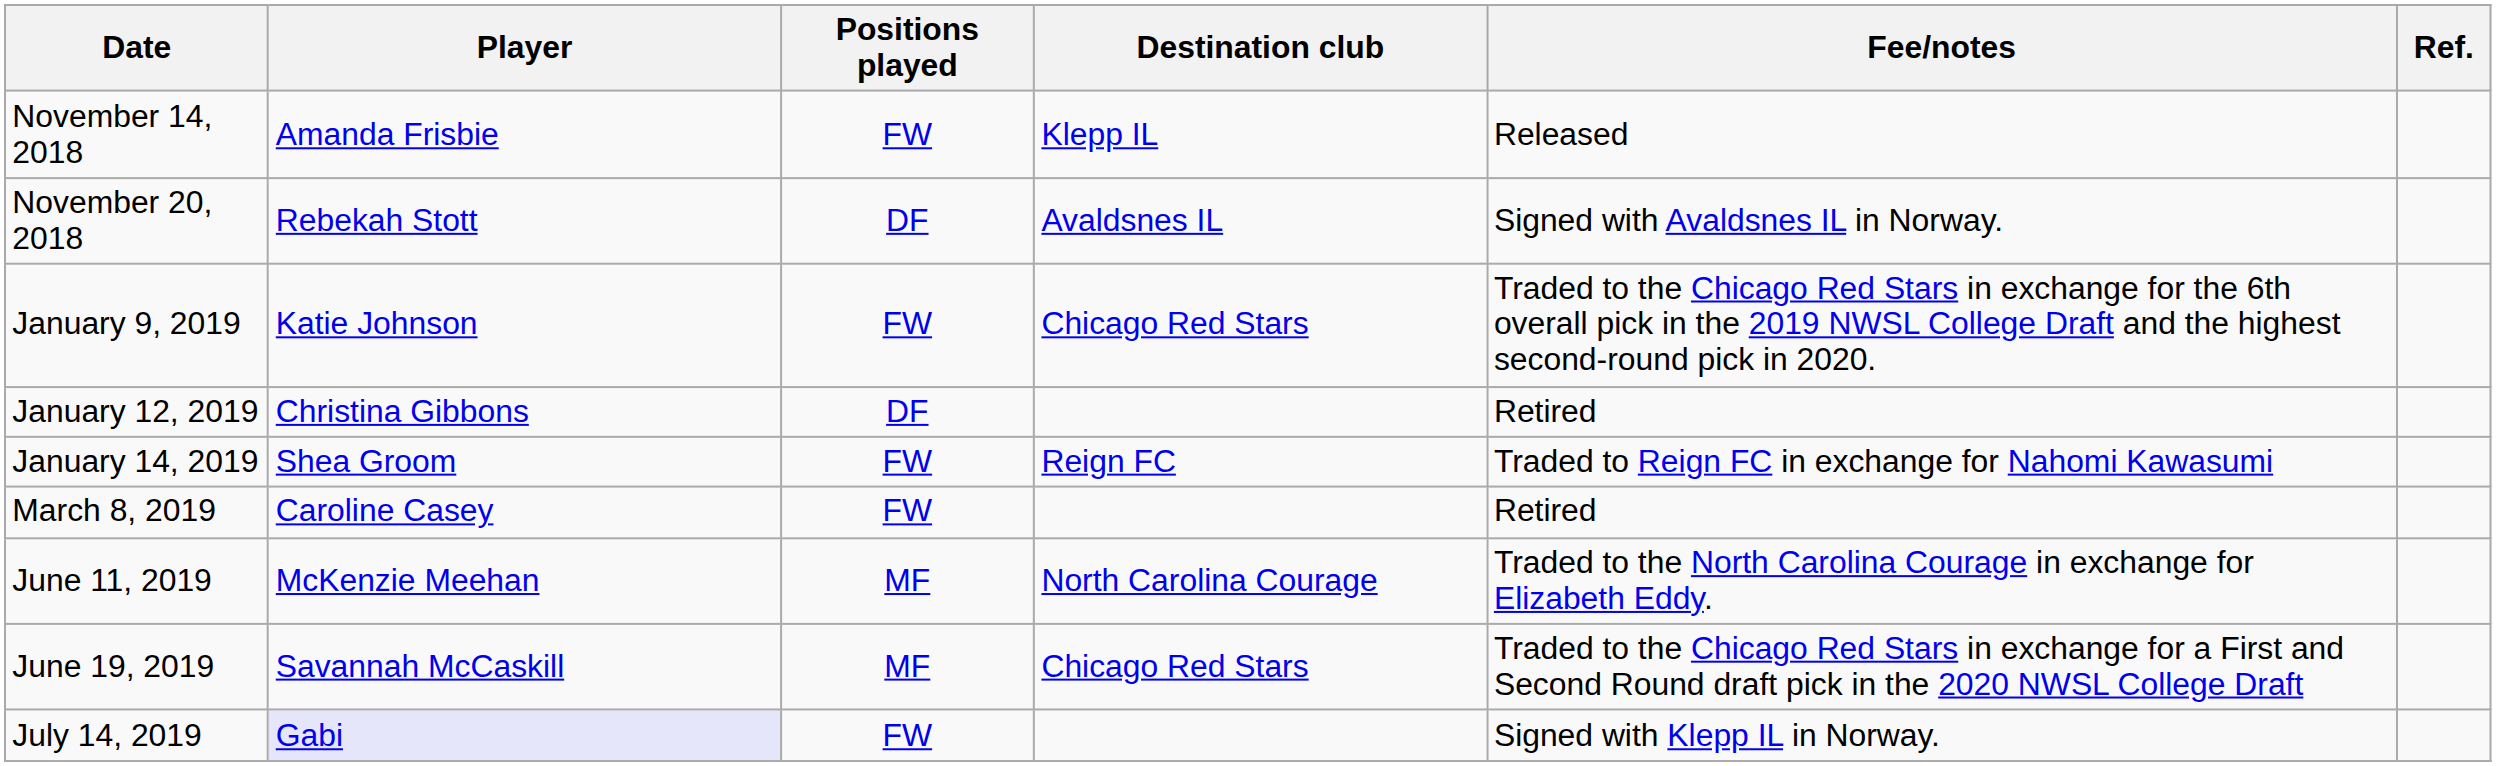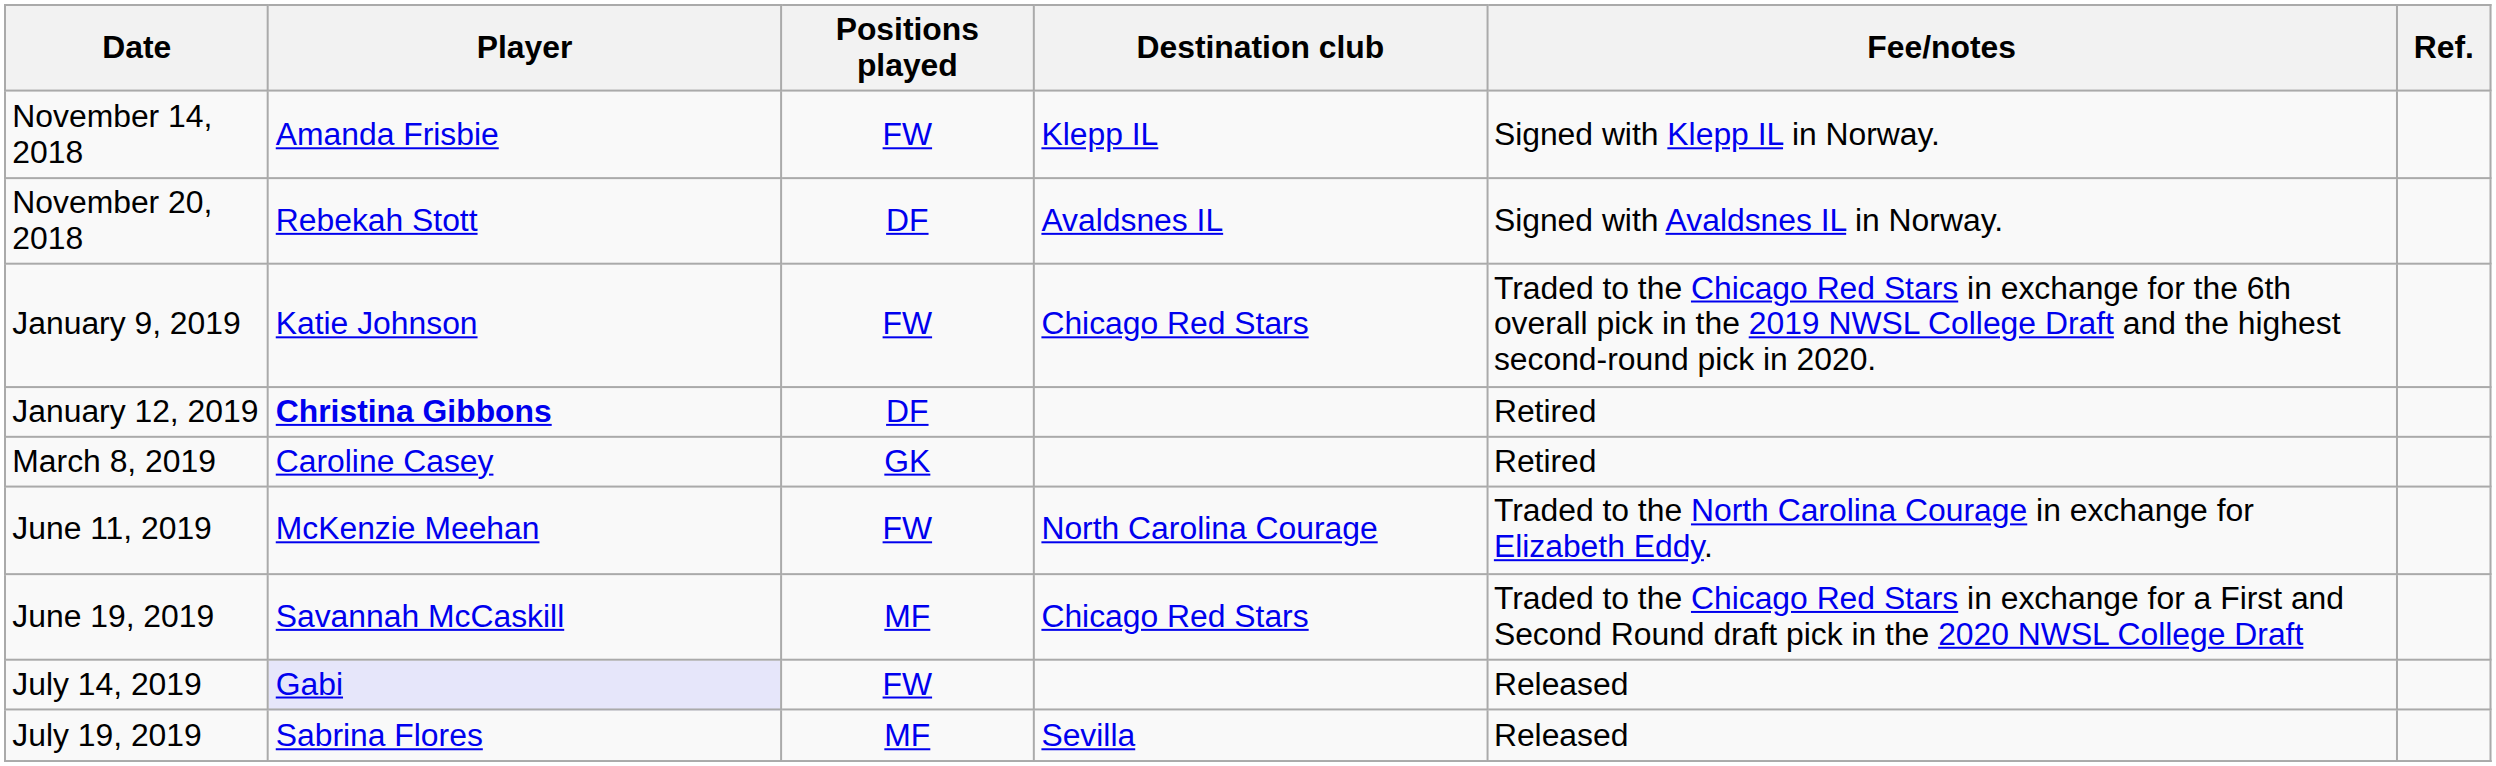(1561, 133) Released -> (1717, 133) Signed with Klepp IL in Norway.
(402, 410) normal -> (414, 410) bold
- row: (135, 461)
(907, 511) FW -> (907, 461) GK
(907, 580) MF -> (907, 529) FW
(1717, 734) Signed with Klepp IL in Norway. -> (1561, 684) Released
+ row: (107, 734)
